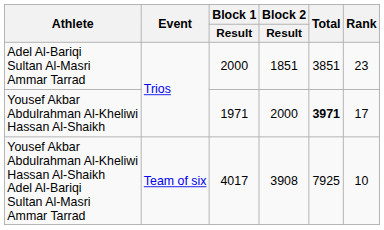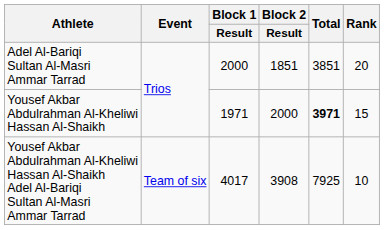(362, 66) 23 -> (362, 66) 20
(362, 113) 17 -> (362, 113) 15
